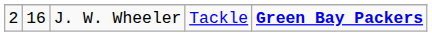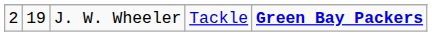(36, 18) 16 -> (36, 18) 19
